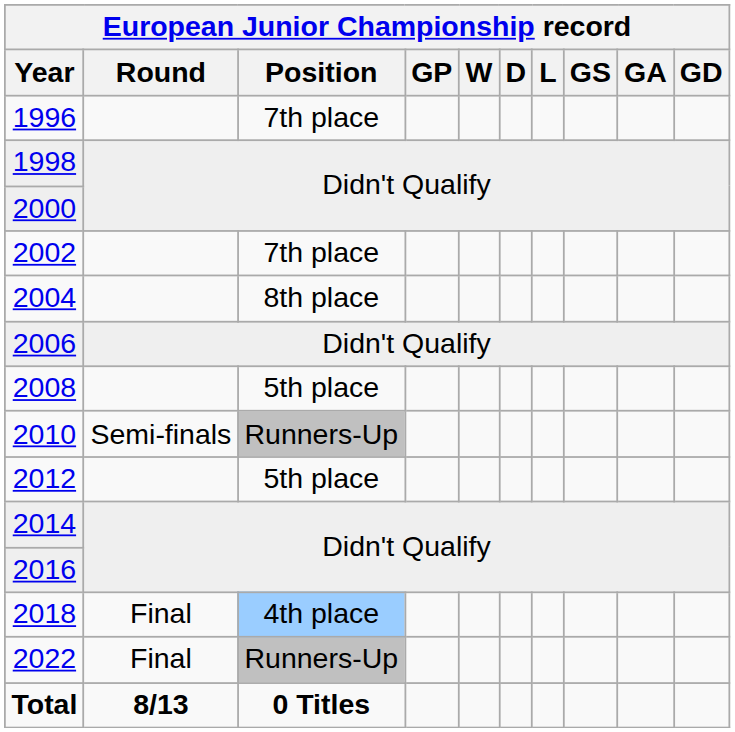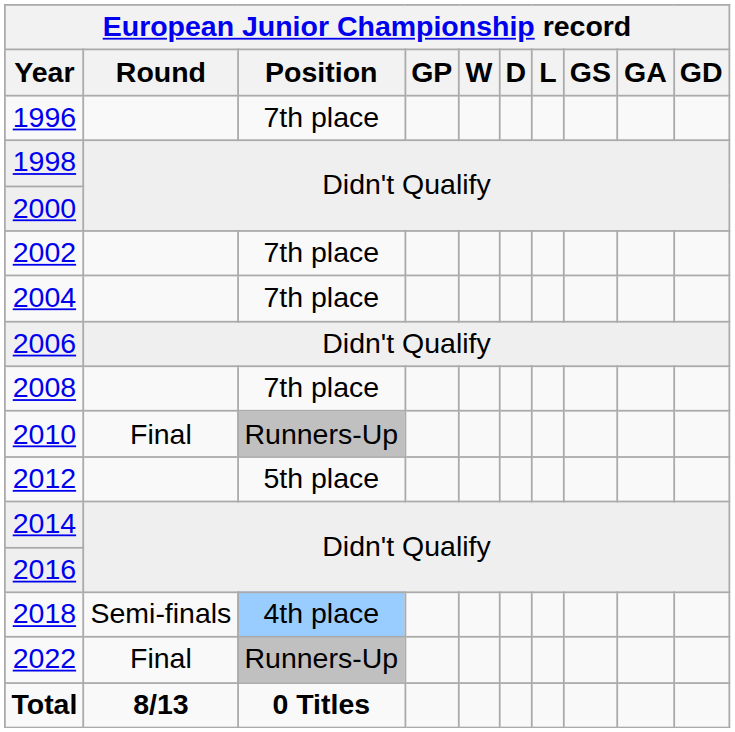(321, 298) 8th place -> (321, 298) 7th place
(321, 388) 5th place -> (321, 388) 7th place
(161, 433) Semi-finals -> (161, 433) Final
(161, 614) Final -> (161, 614) Semi-finals
